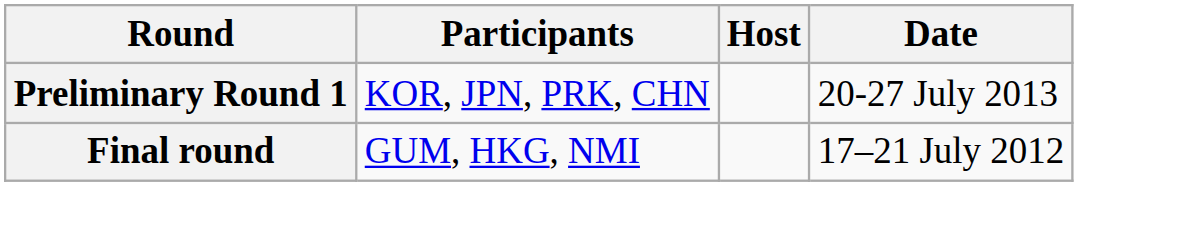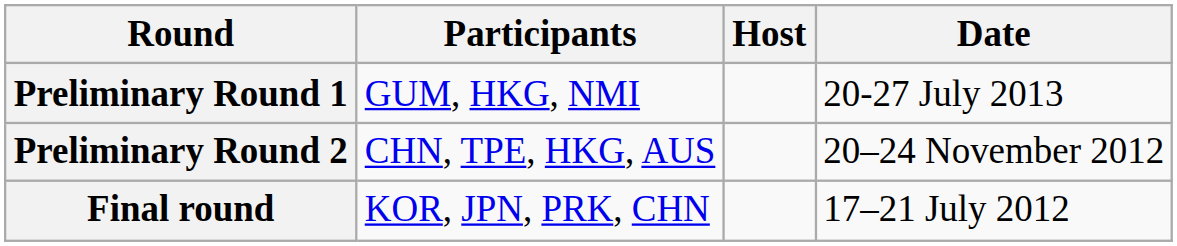(537, 92) KOR, JPN, PRK, CHN -> (502, 92) GUM, HKG, NMI
+ row: (181, 151)
(502, 151) GUM, HKG, NMI -> (537, 209) KOR, JPN, PRK, CHN
